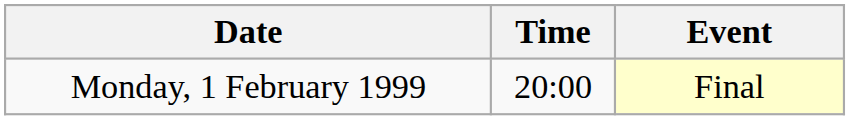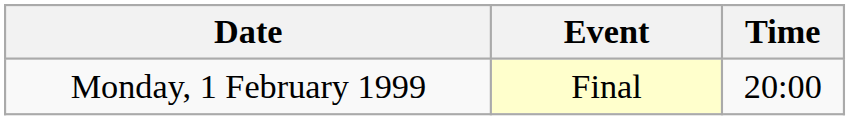columns swapped: (553, 31) <-> (729, 31)
